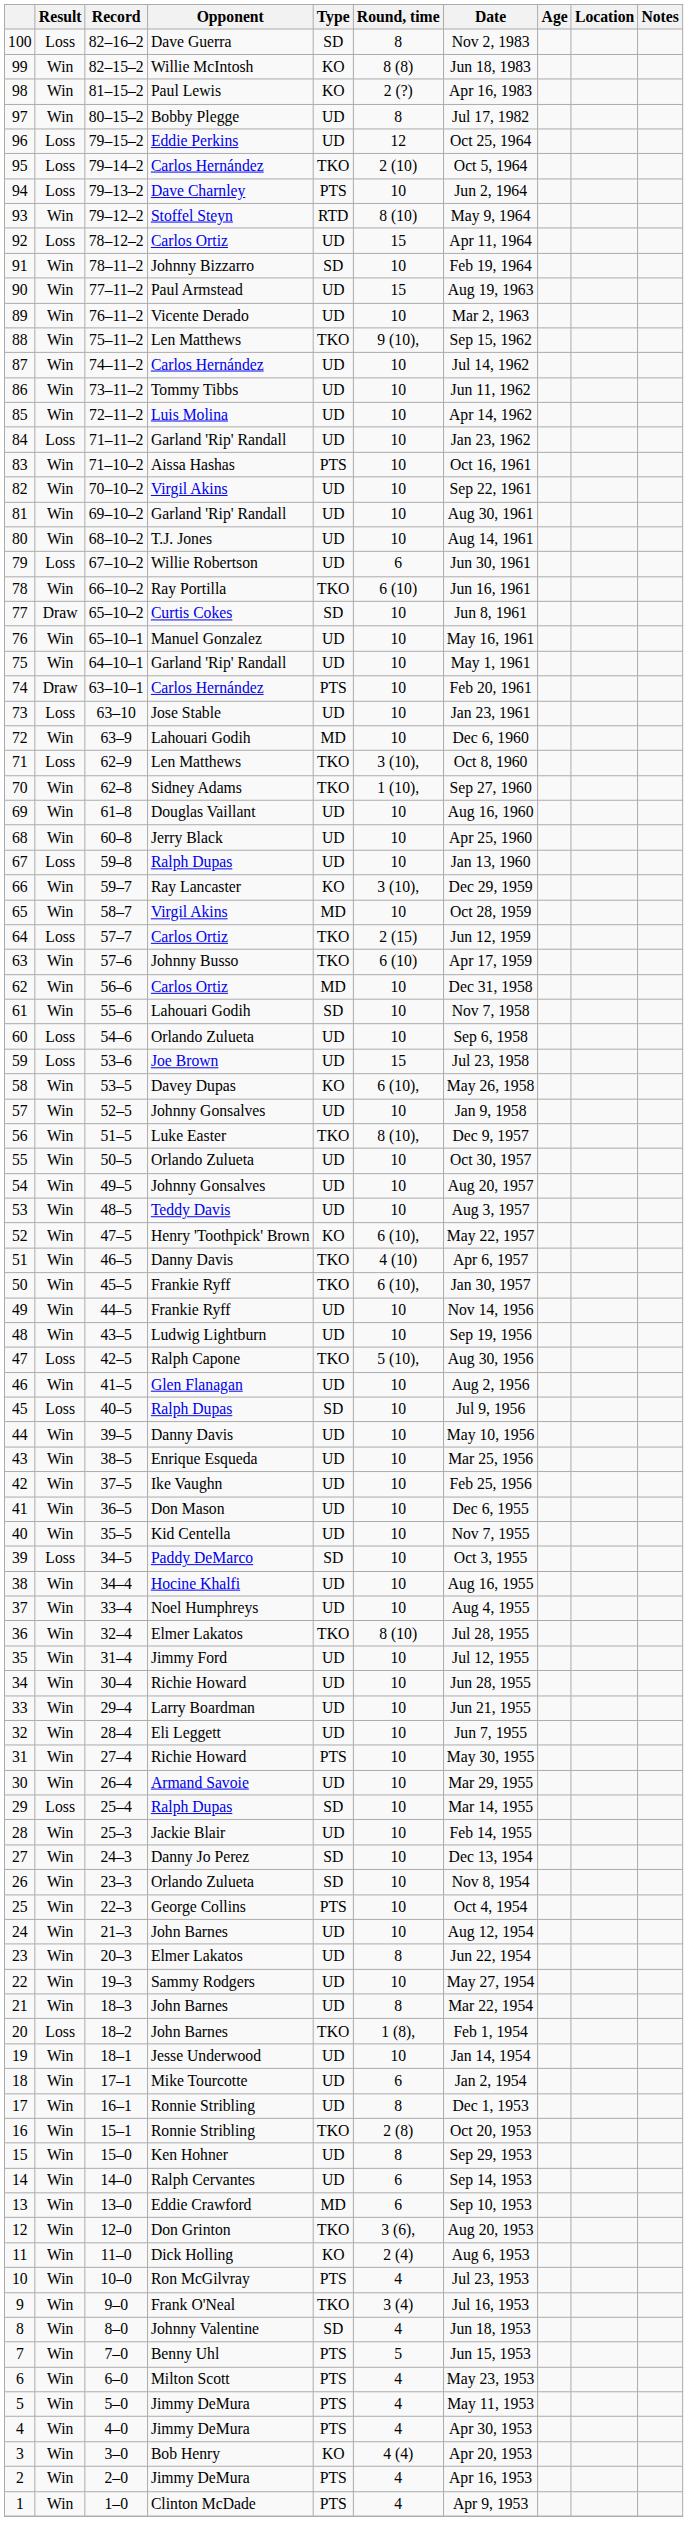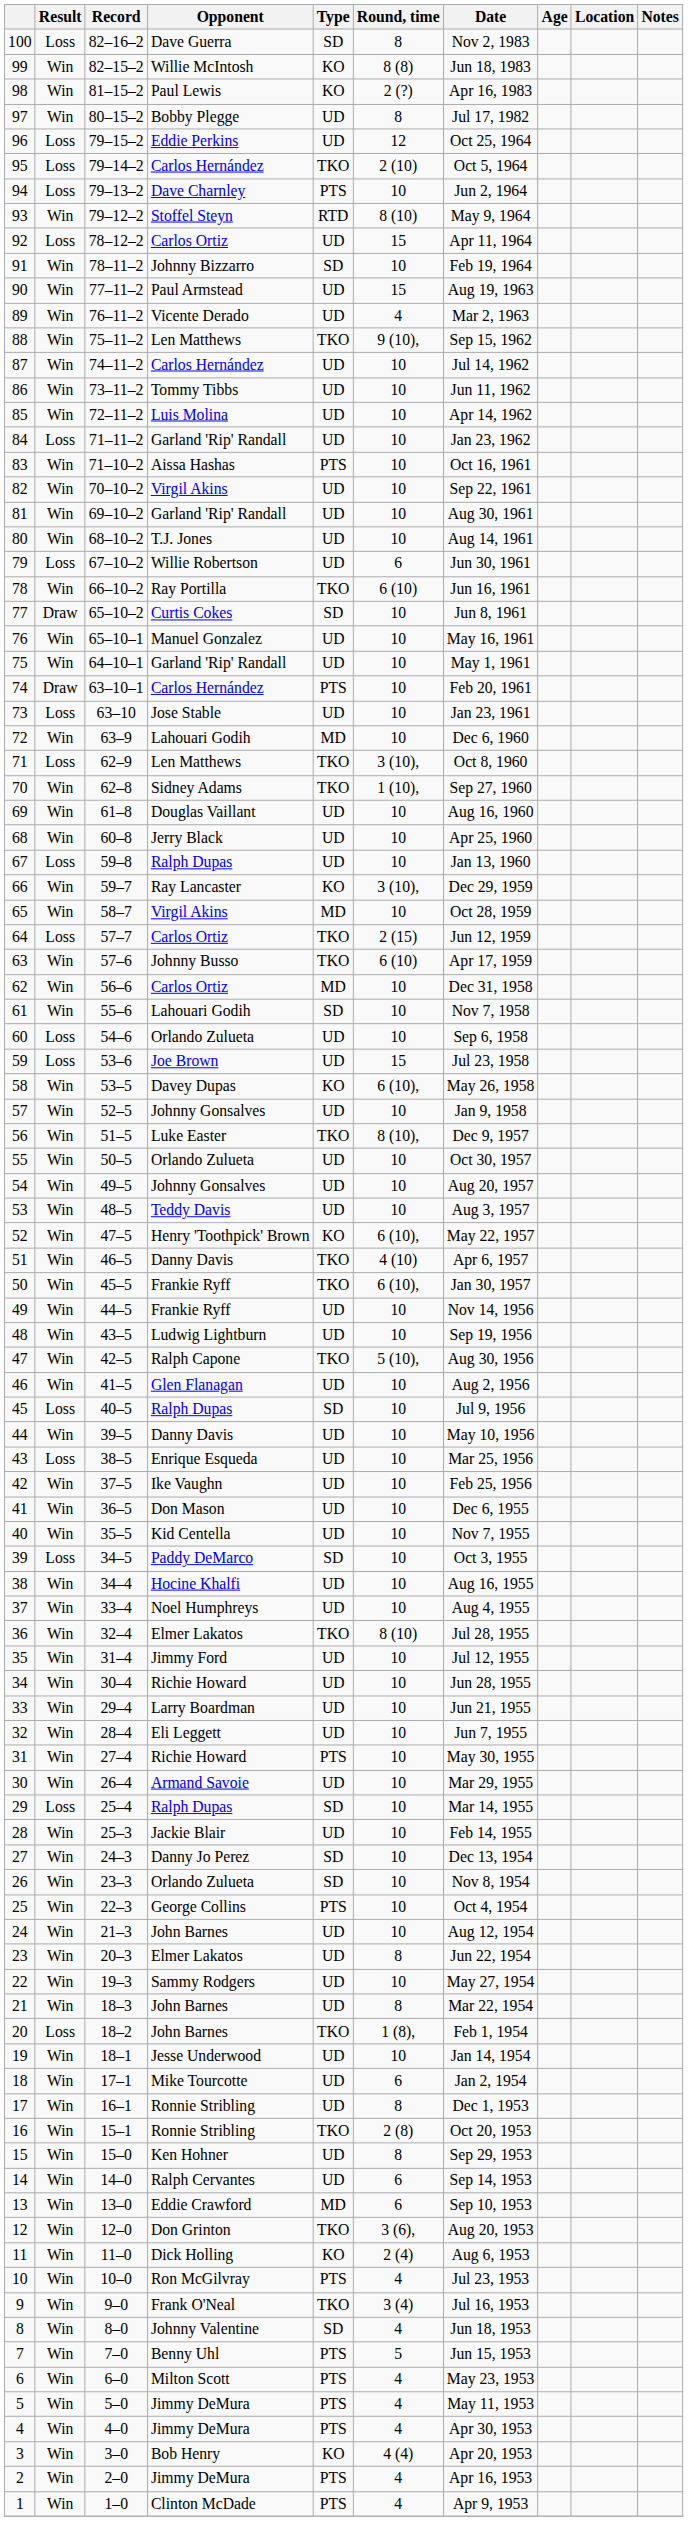(398, 315) 10 -> (398, 315) 4
(60, 1359) Loss -> (60, 1359) Win
(60, 1459) Win -> (60, 1459) Loss
